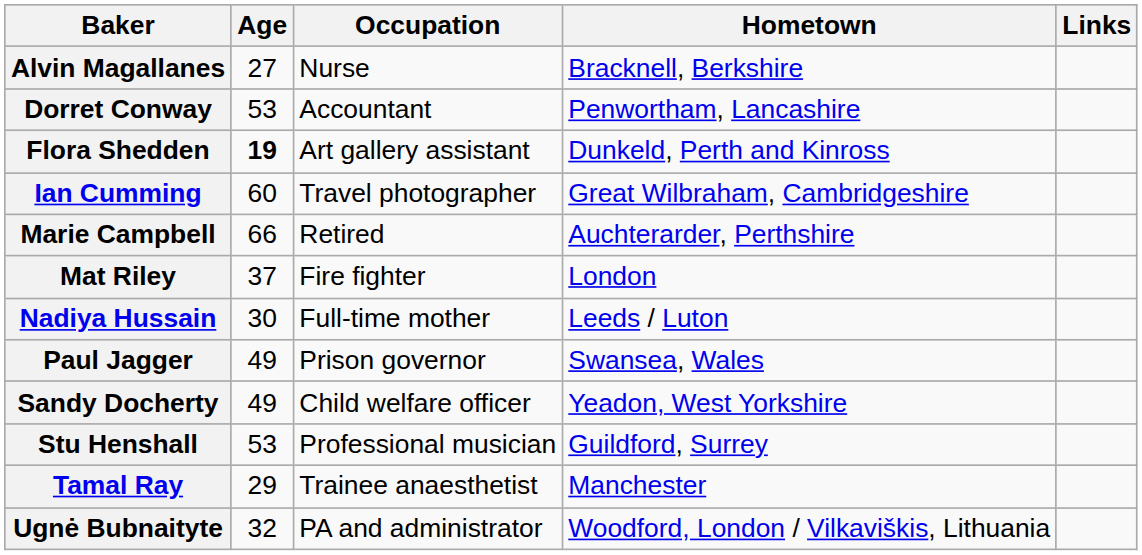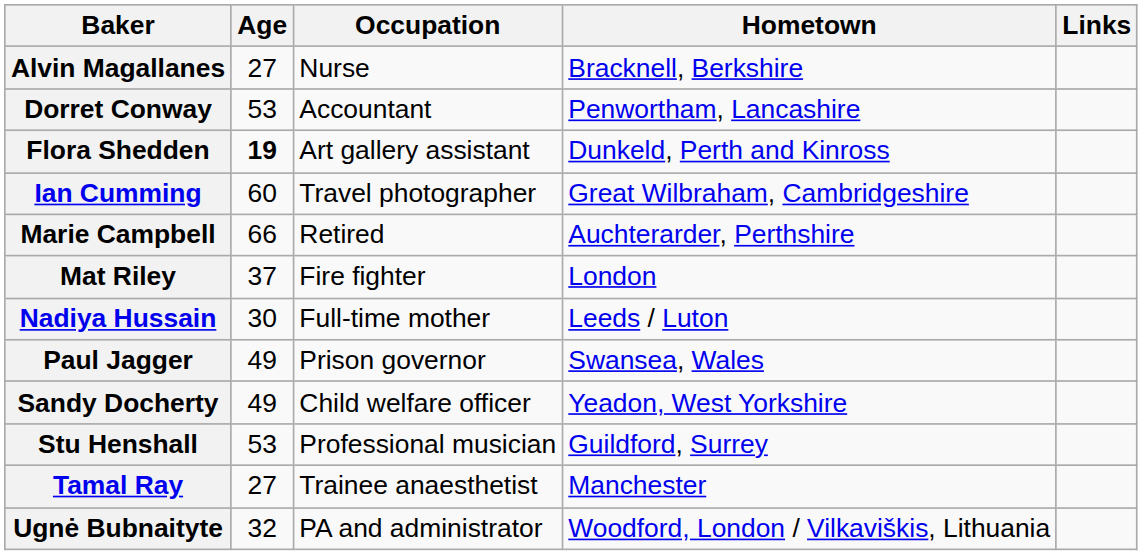(262, 485) 29 -> (262, 485) 27
